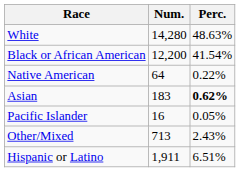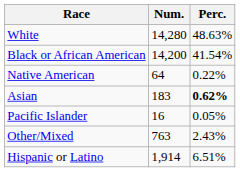(169, 55) 12,200 -> (169, 55) 14,200
(161, 136) 713 -> (161, 136) 763
(166, 156) 1,911 -> (166, 156) 1,914
